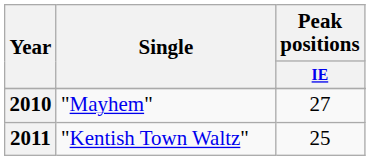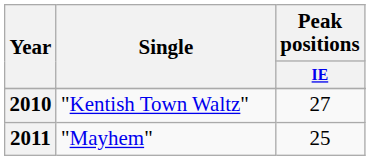(107, 105) "Mayhem" -> (155, 105) "Kentish Town Waltz"
(155, 138) "Kentish Town Waltz" -> (107, 138) "Mayhem"
